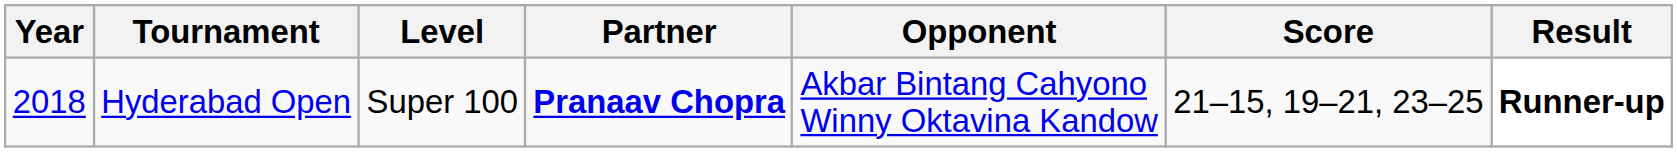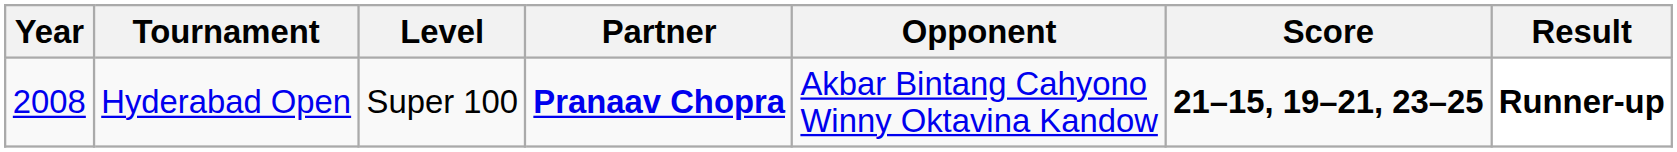(49, 102) 2018 -> (49, 102) 2008
(1328, 102) normal -> (1328, 102) bold
